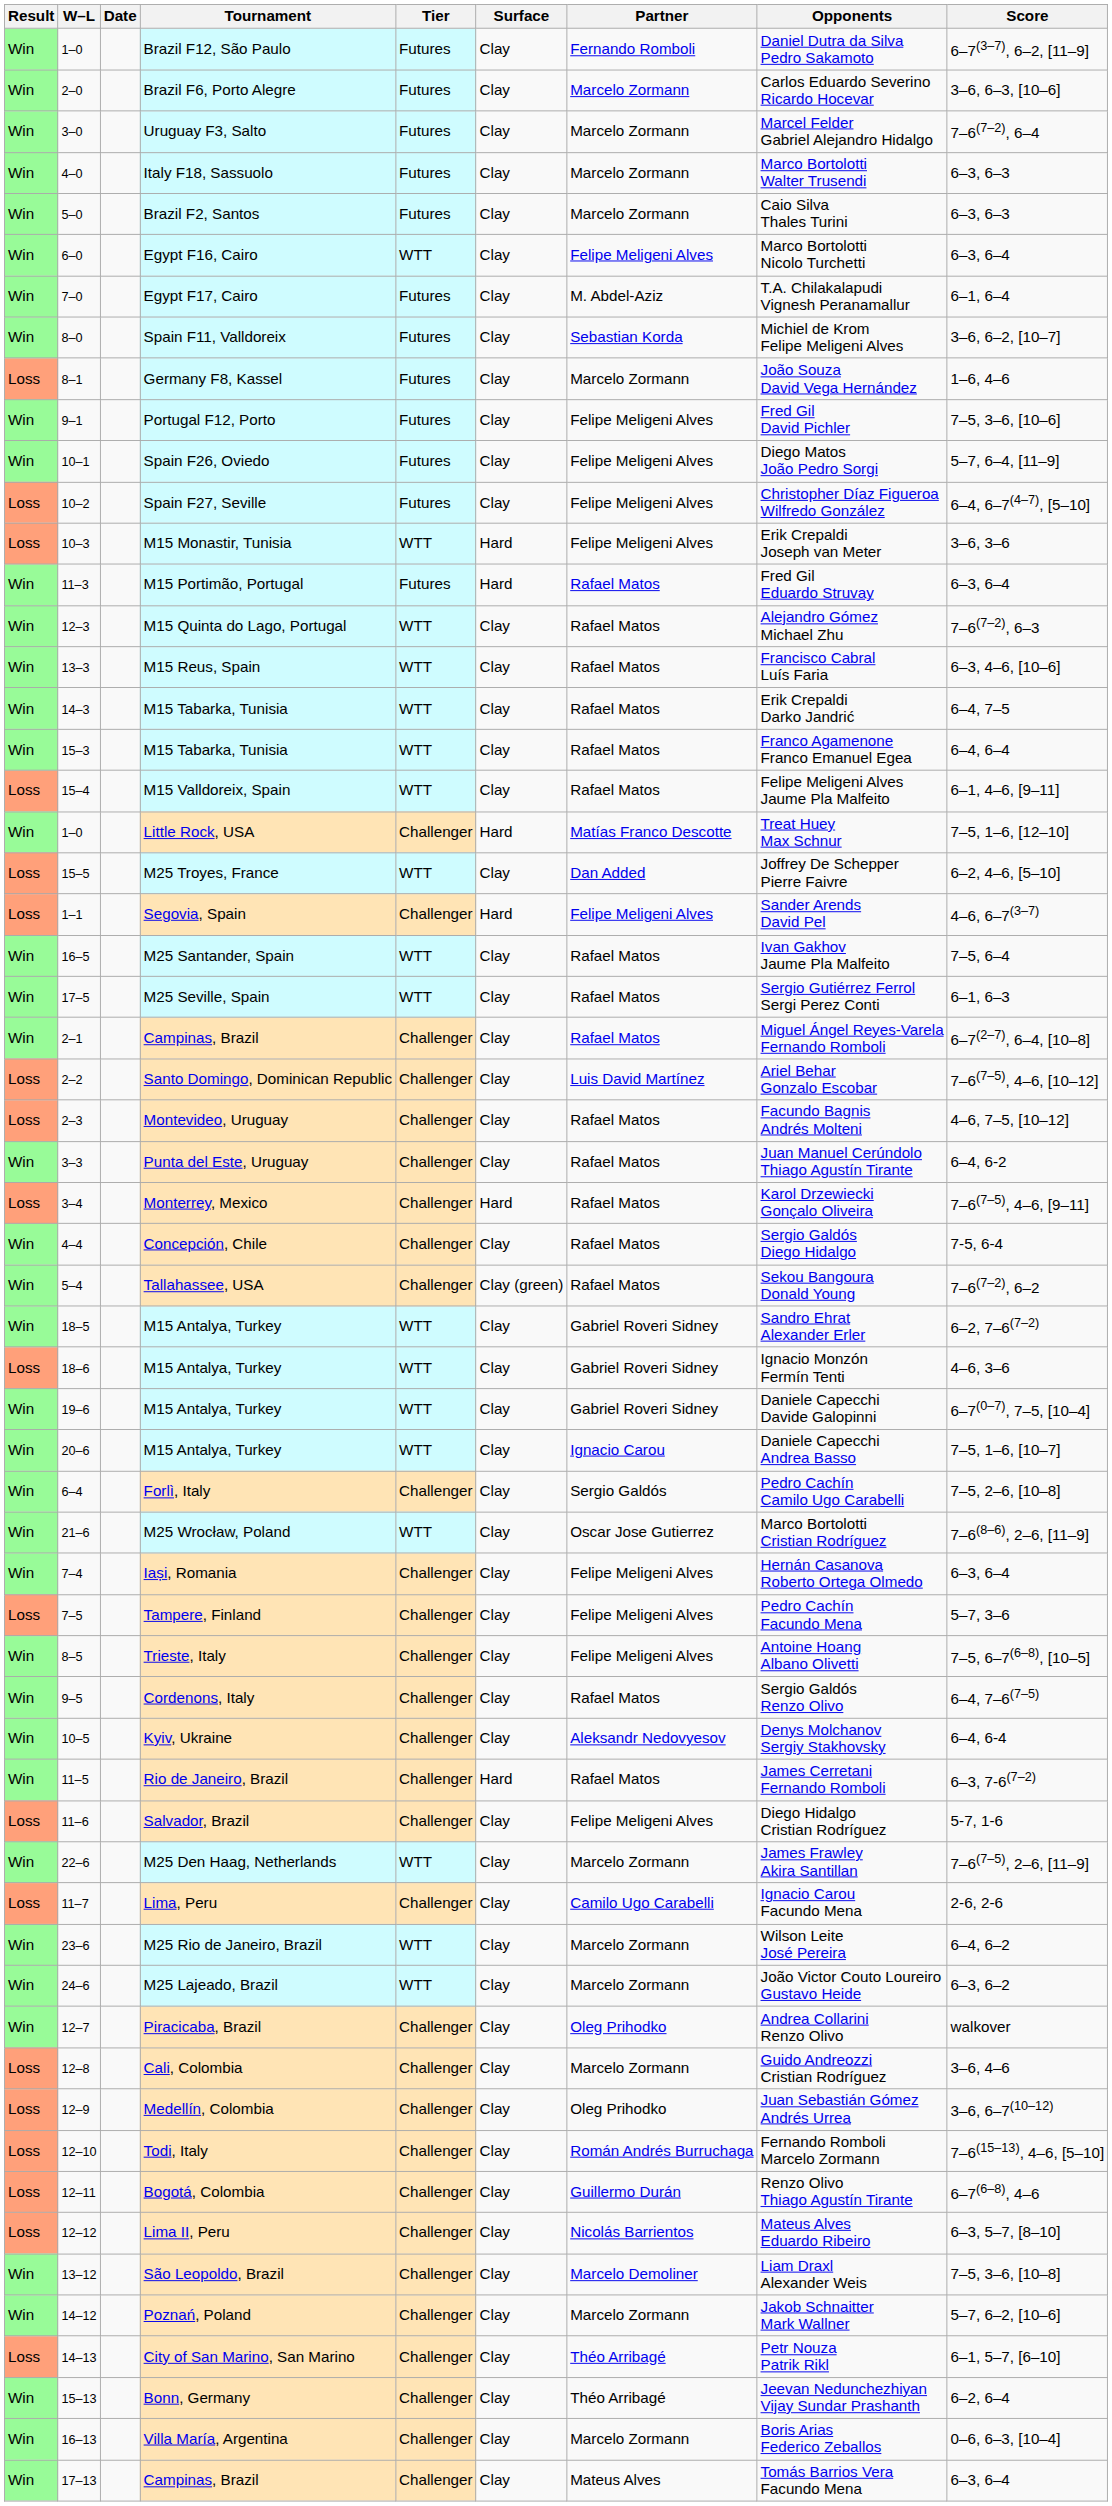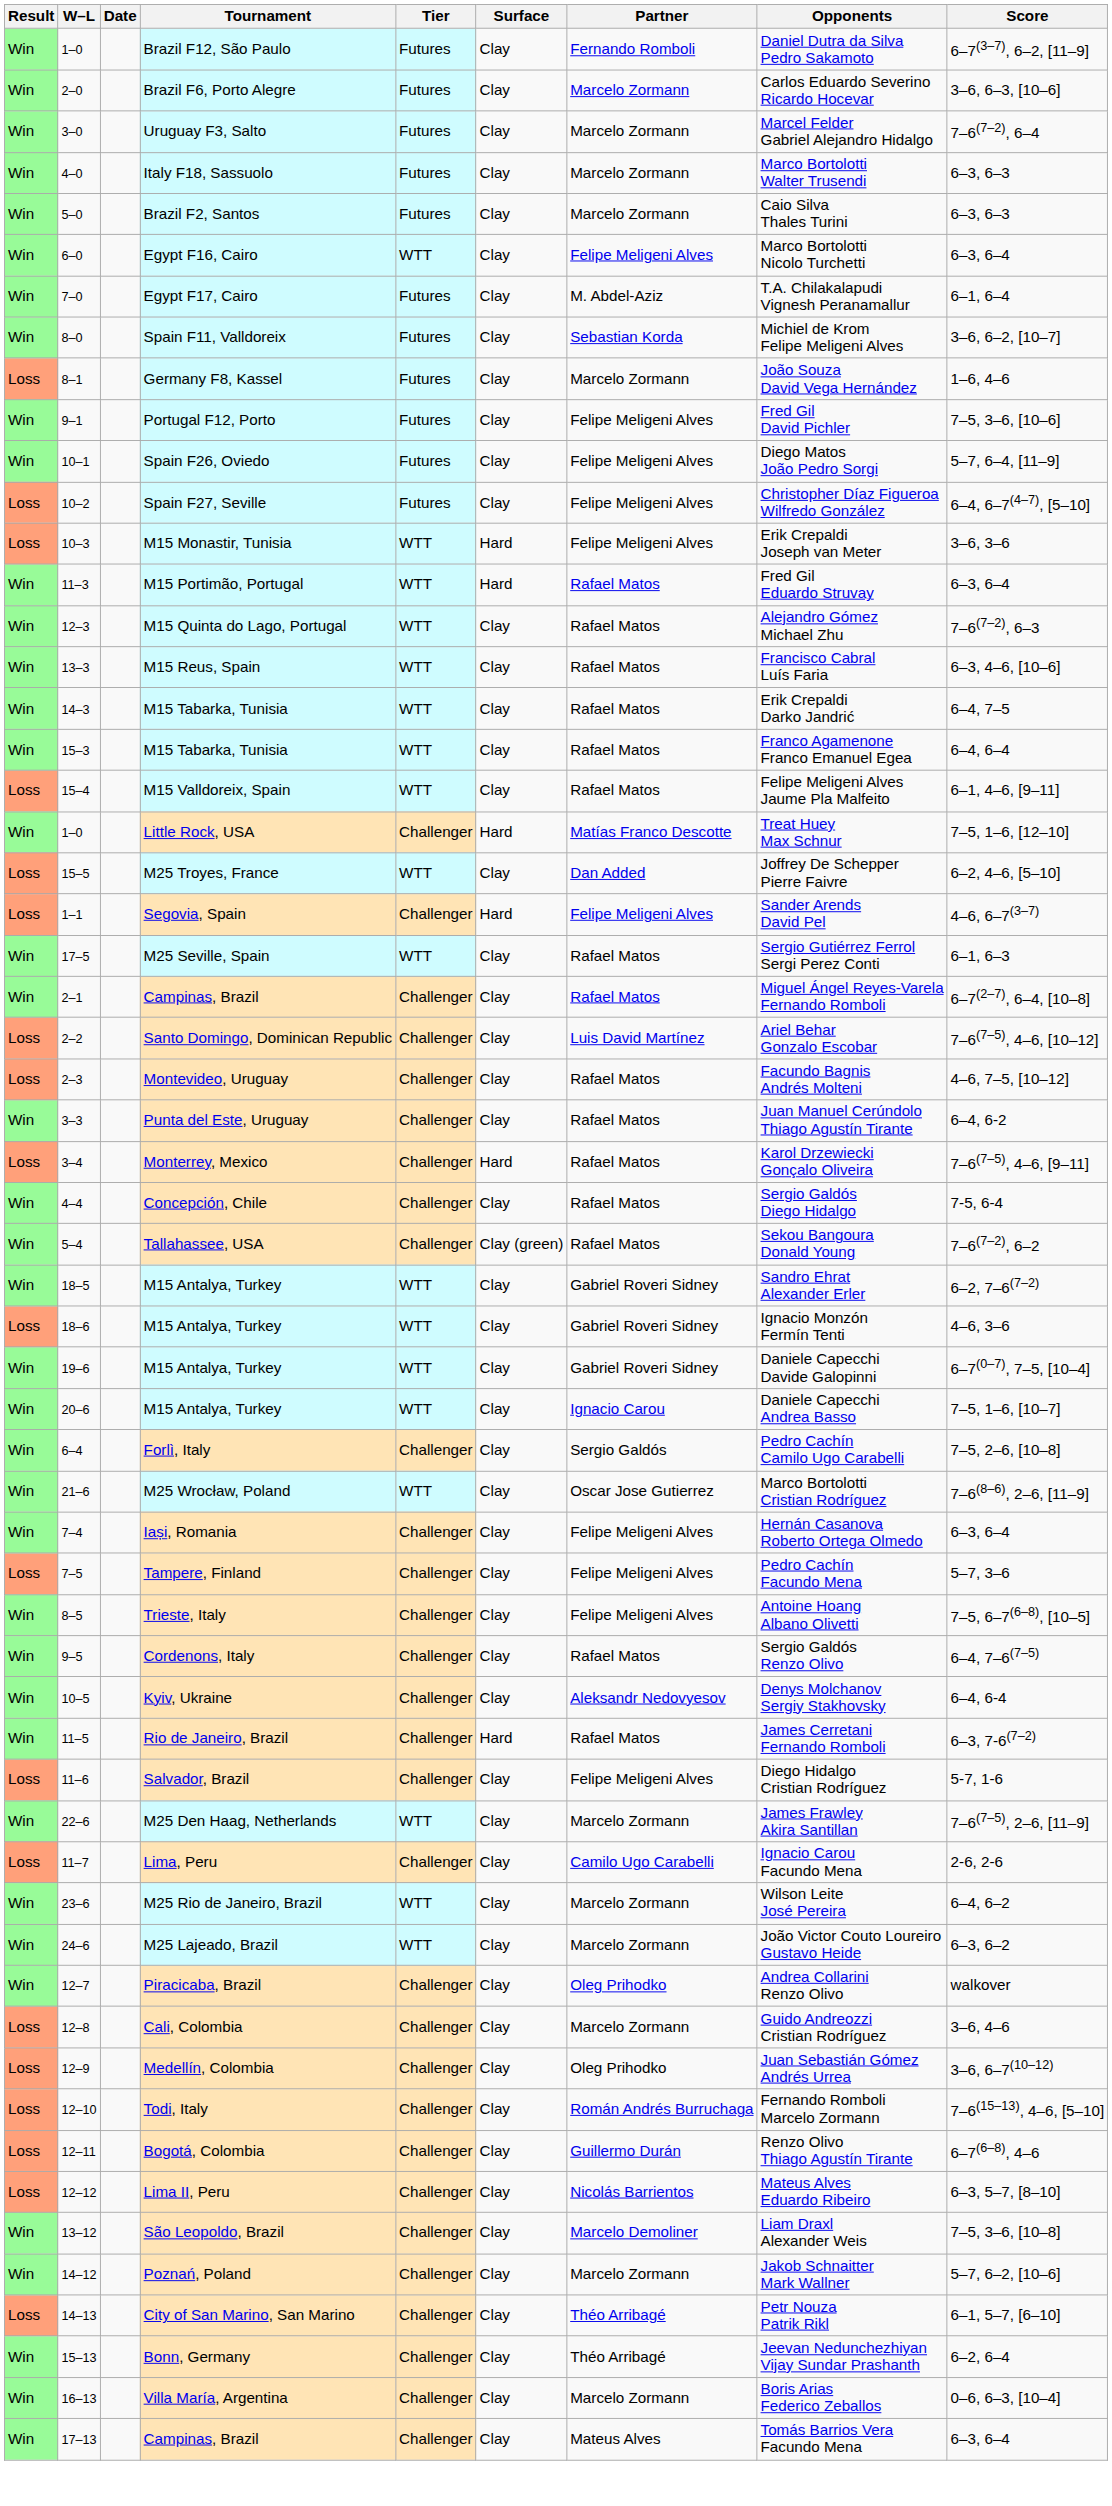(425, 584) Futures -> (415, 584) WTT
- row: (76, 956)
